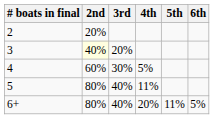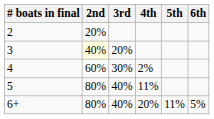(146, 68) 5% -> (146, 68) 2%
